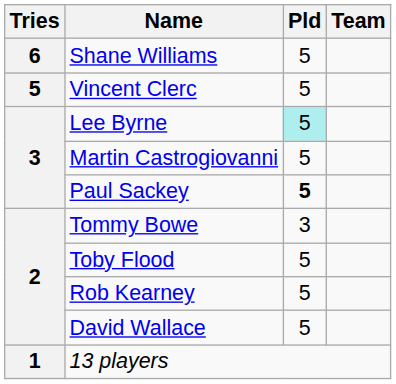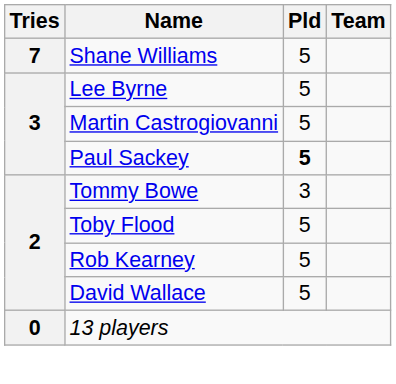(35, 55) 6 -> (35, 55) 7
- row: (133, 89)
(305, 123) paleturquoise background -> (305, 89) no background
(35, 361) 1 -> (35, 327) 0
